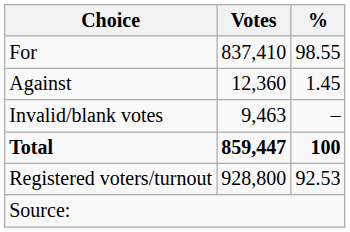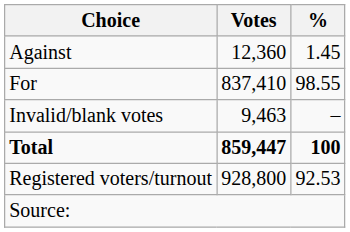rows swapped: (23, 52) <-> (40, 83)
